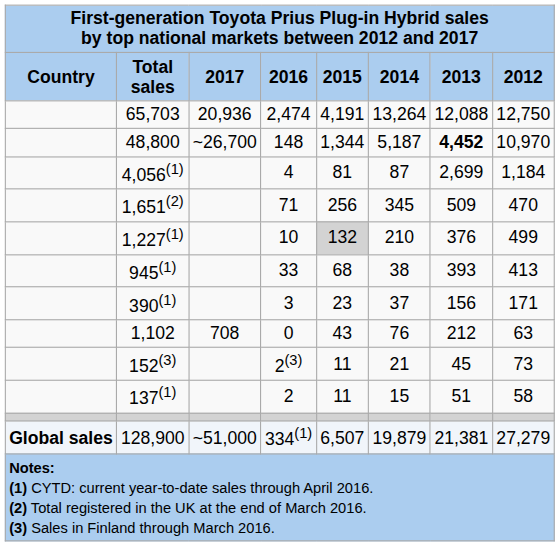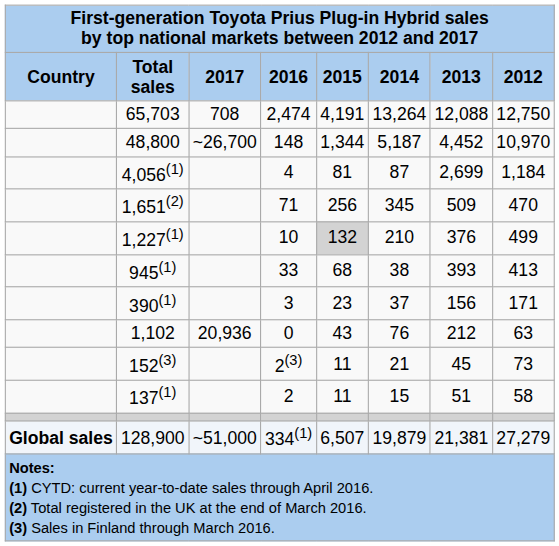(225, 114) 20,936 -> (225, 114) 708
(461, 142) bold -> (461, 142) normal
(225, 333) 708 -> (225, 333) 20,936
